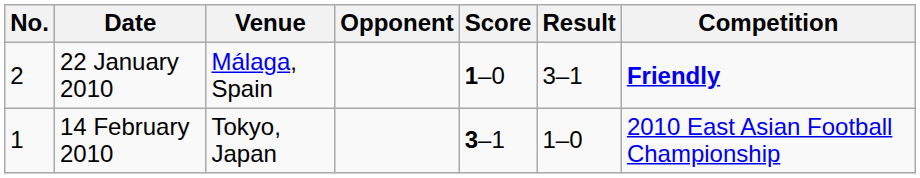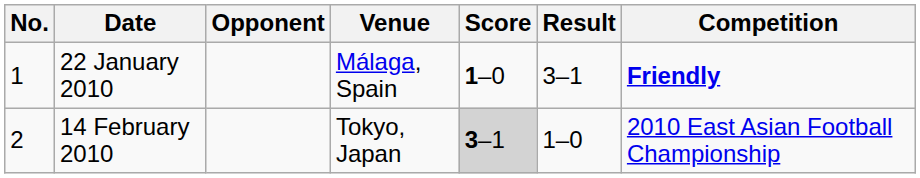columns swapped: (270, 23) <-> (397, 23)
(17, 75) 2 -> (17, 75) 1
(17, 140) 1 -> (17, 140) 2
(485, 140) no background -> (485, 140) lightgrey background
